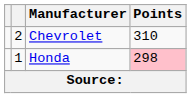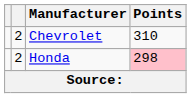(18, 60) 1 -> (18, 60) 2
